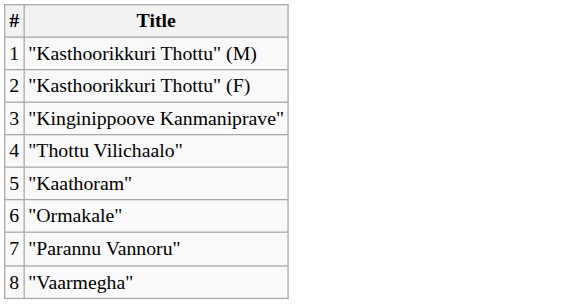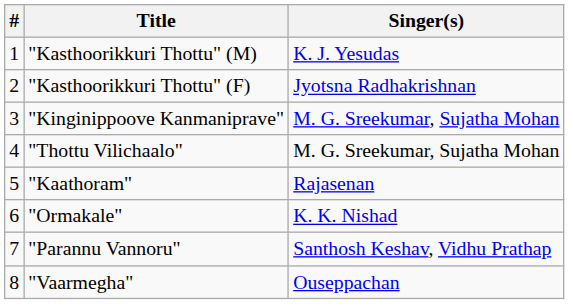+ column: (426, 20)
